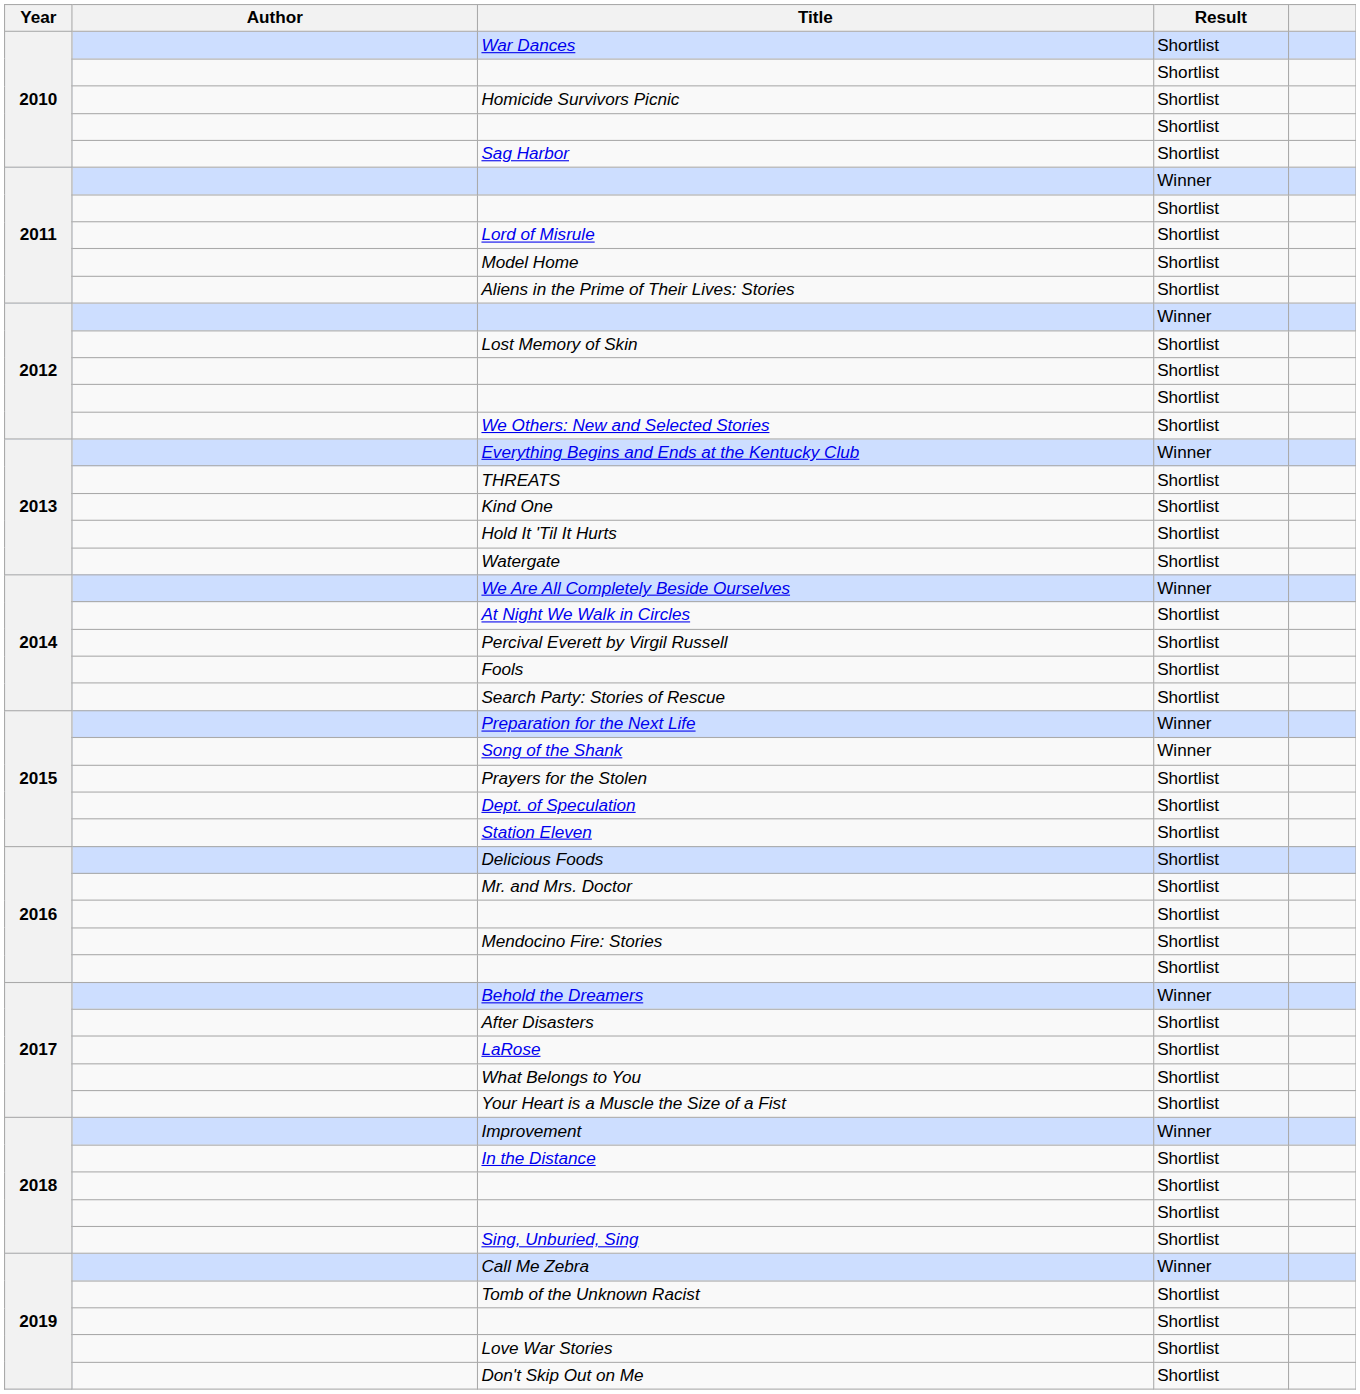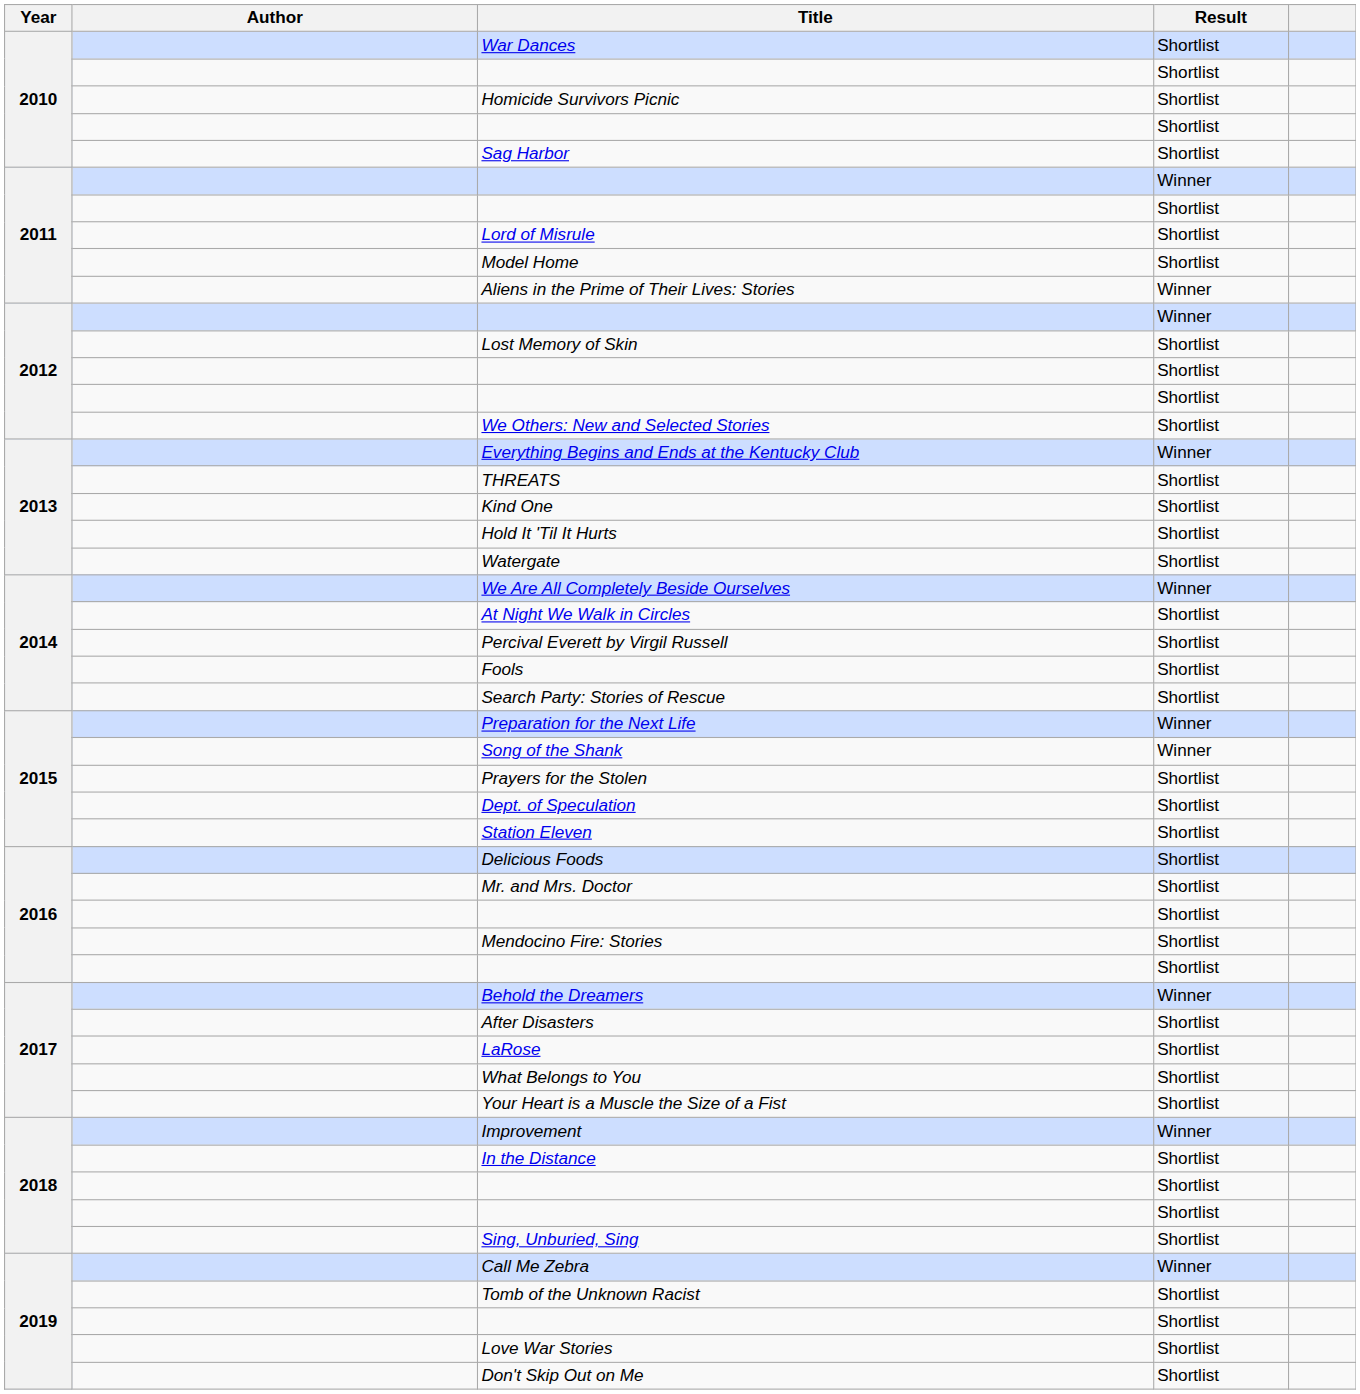(1188, 289) Shortlist -> (1184, 289) Winner
